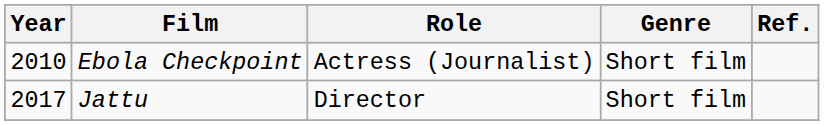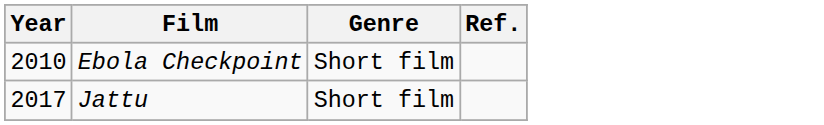- column: (454, 24)
